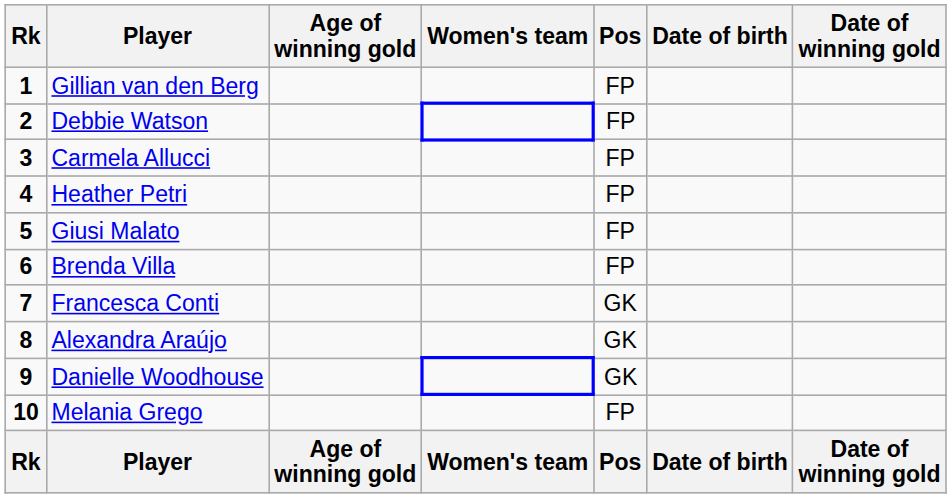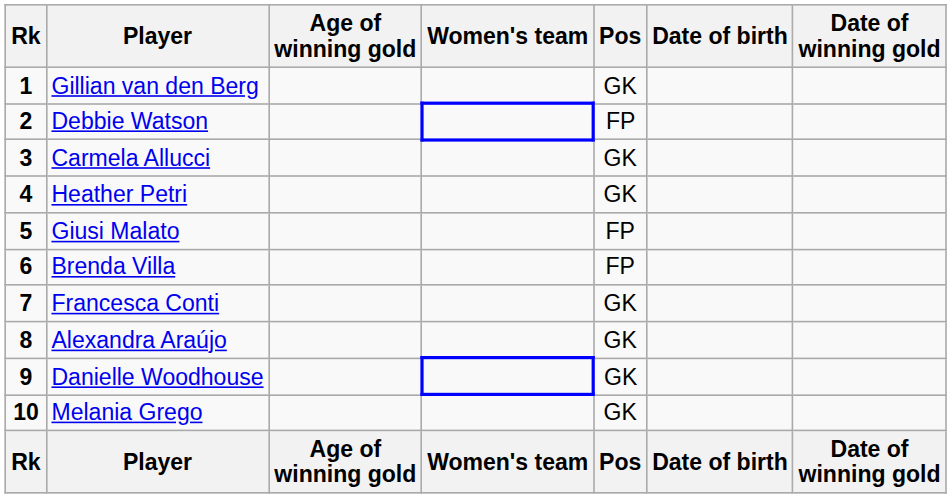(620, 85) FP -> (620, 85) GK
(620, 158) FP -> (620, 158) GK
(620, 195) FP -> (620, 195) GK
(620, 413) FP -> (620, 413) GK
